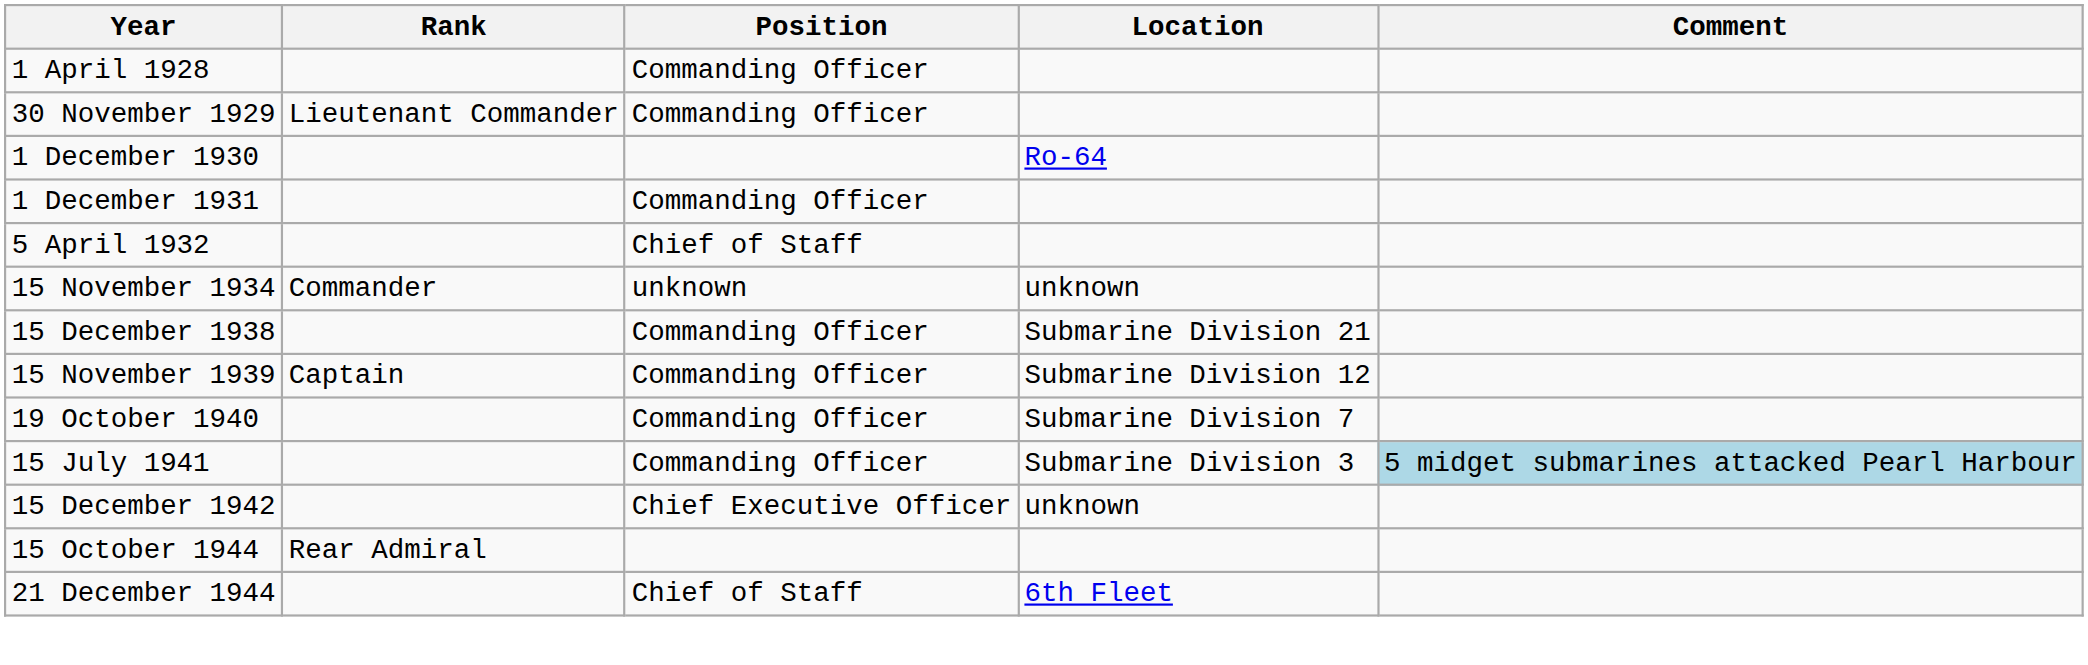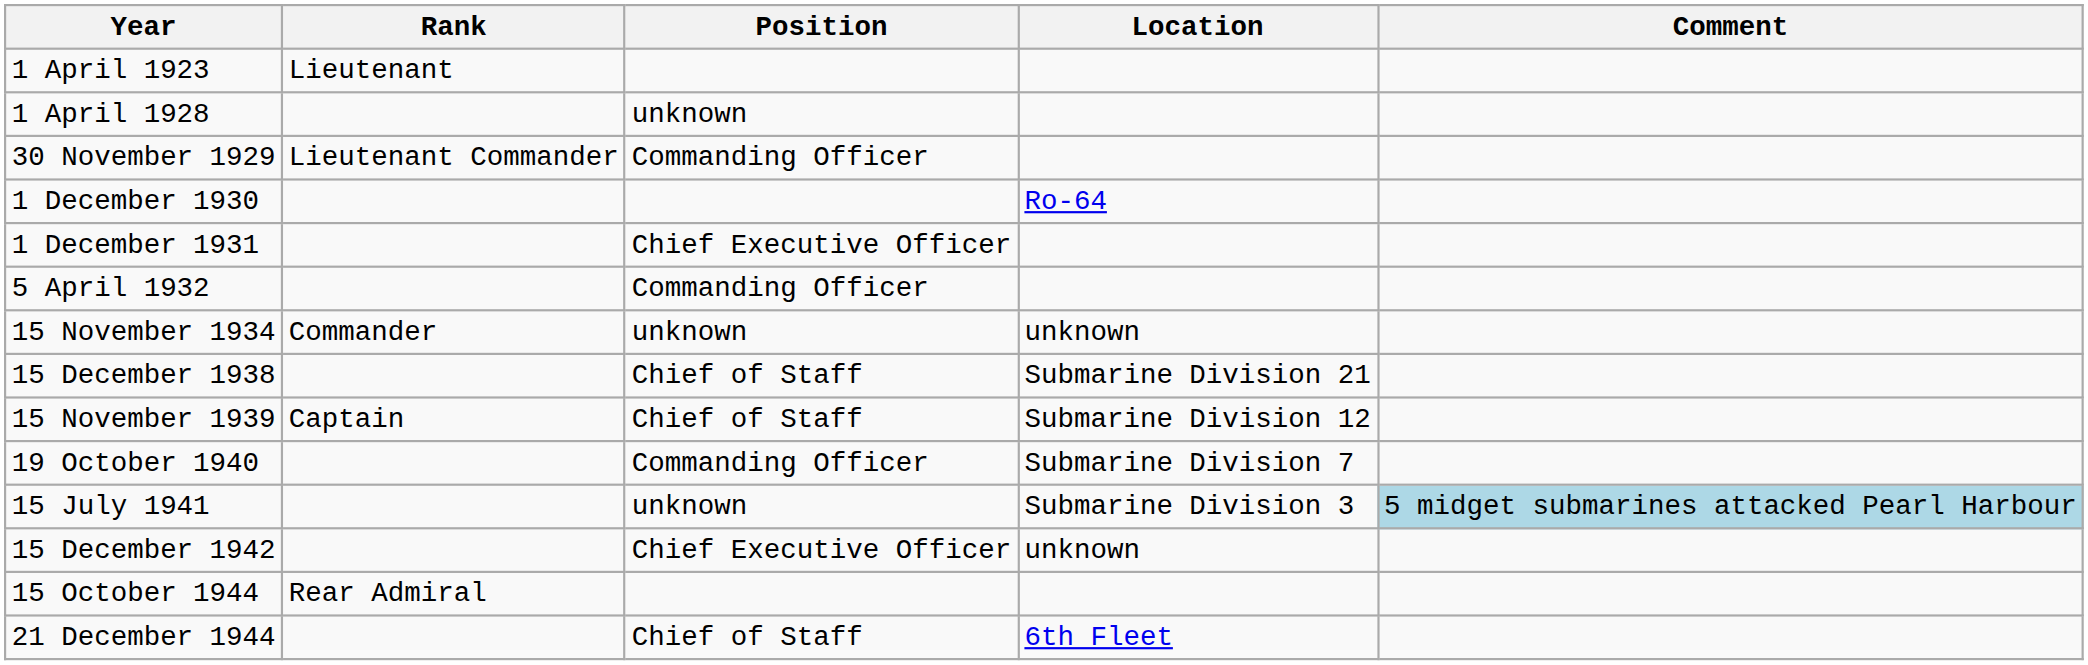+ row: (111, 70)
(780, 70) Commanding Officer -> (690, 114) unknown
(780, 201) Commanding Officer -> (822, 245) Chief Executive Officer
(747, 245) Chief of Staff -> (780, 289) Commanding Officer
(780, 332) Commanding Officer -> (747, 376) Chief of Staff
(780, 376) Commanding Officer -> (747, 420) Chief of Staff
(780, 463) Commanding Officer -> (690, 507) unknown
